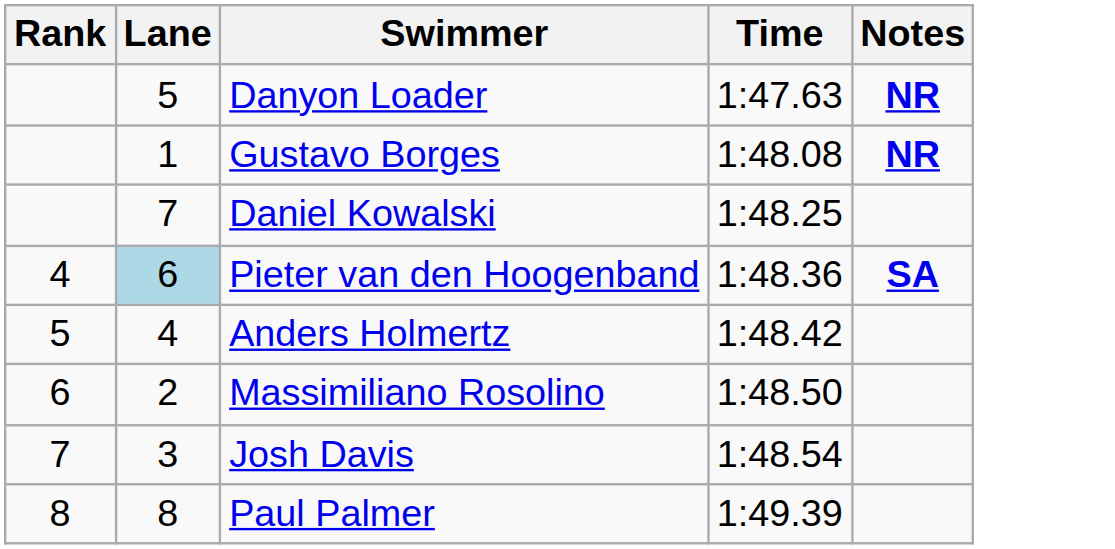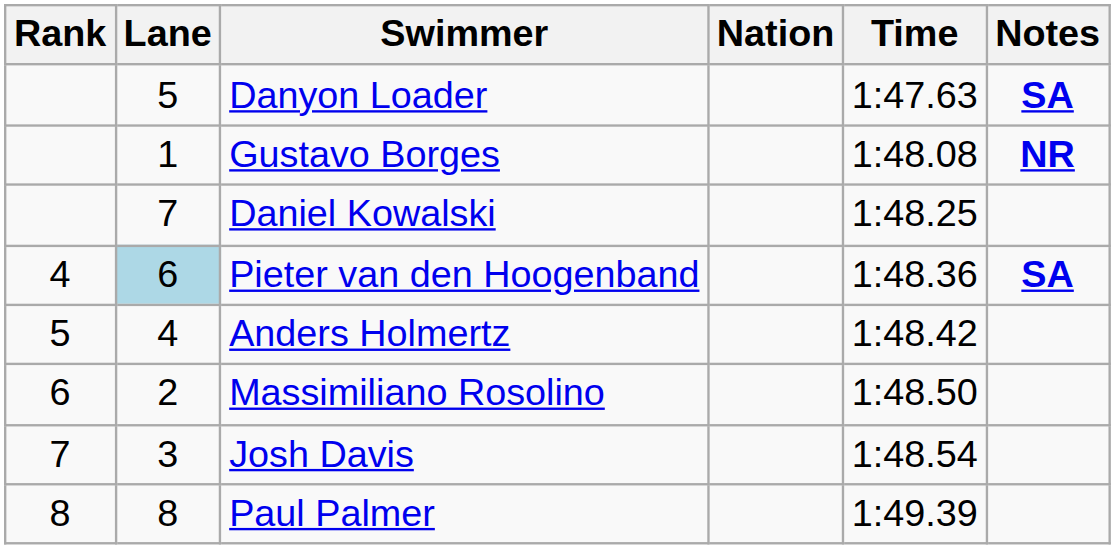+ column: (776, 34)
(913, 94) NR -> (1048, 94) SA
